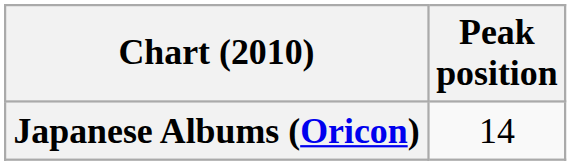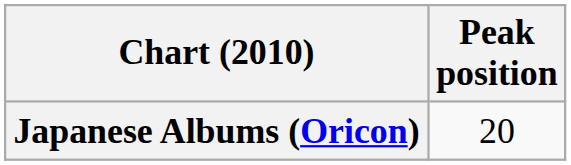(497, 130) 14 -> (497, 130) 20
